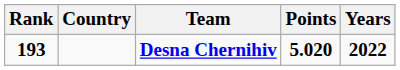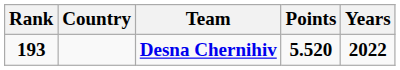(311, 49) 5.020 -> (311, 49) 5.520
